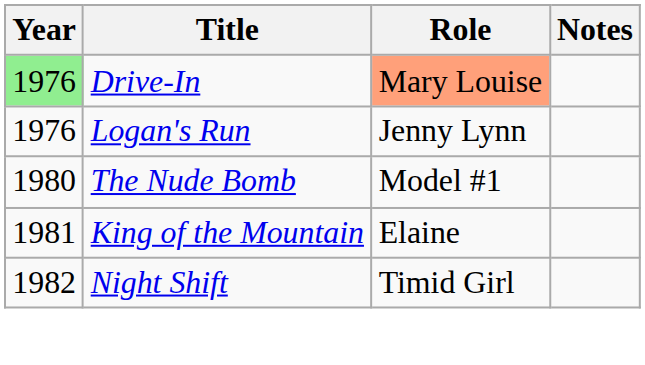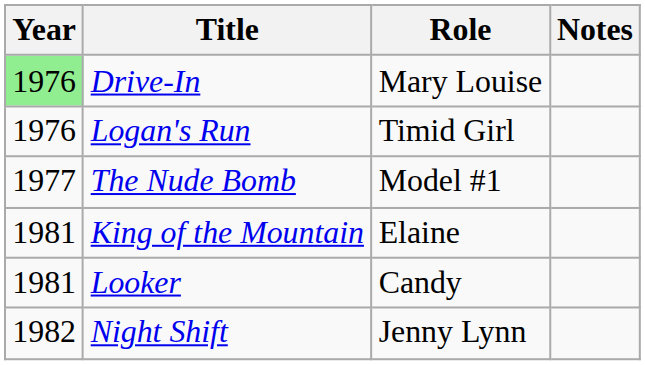(460, 80) lightsalmon background -> (460, 80) no background
(452, 130) Jenny Lynn -> (447, 130) Timid Girl
(44, 181) 1980 -> (44, 181) 1977
+ row: (136, 282)
(447, 282) Timid Girl -> (452, 332) Jenny Lynn
